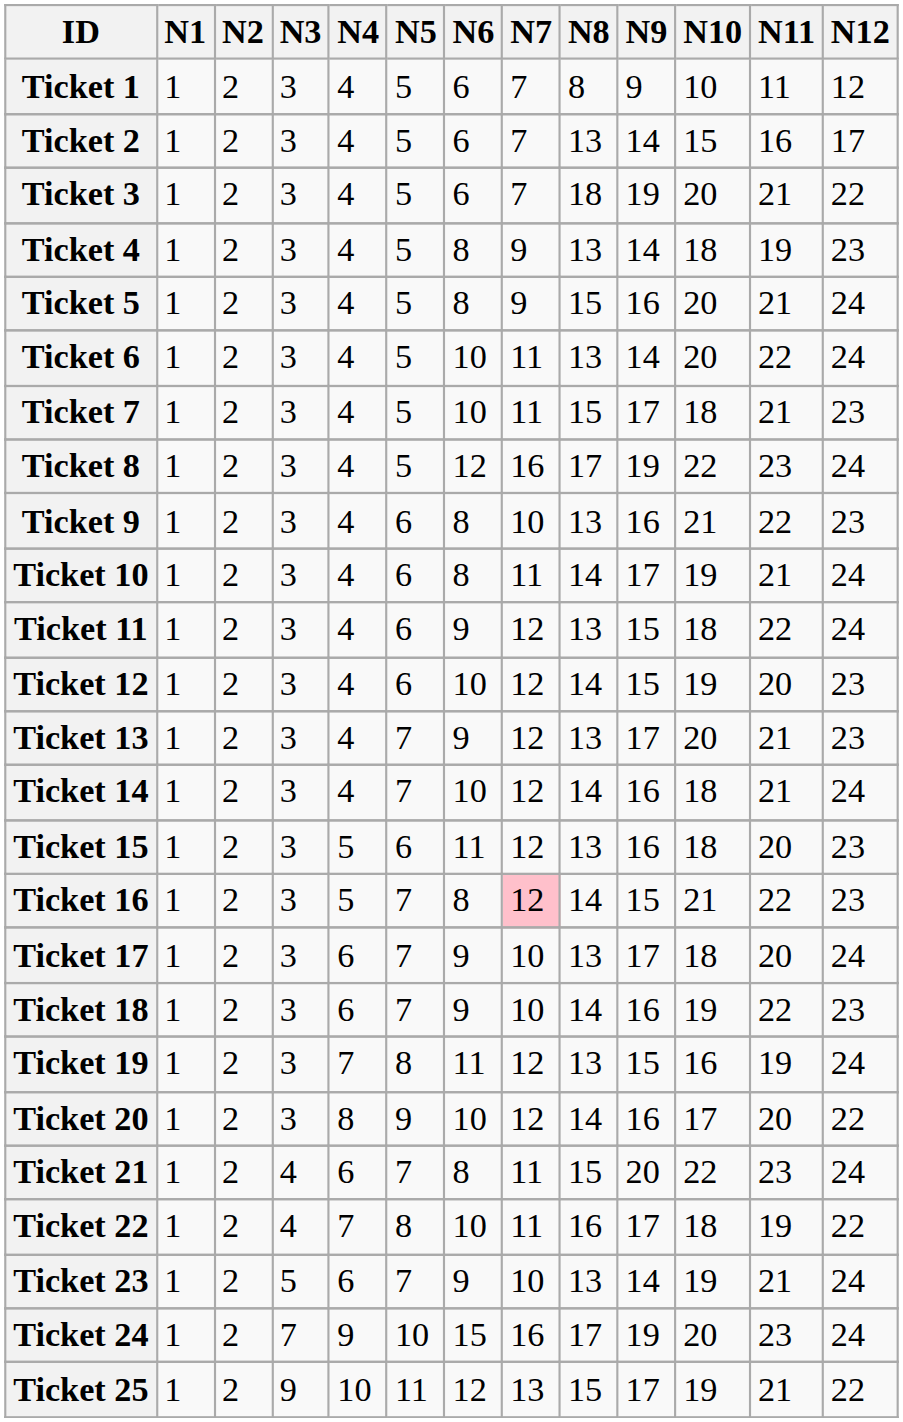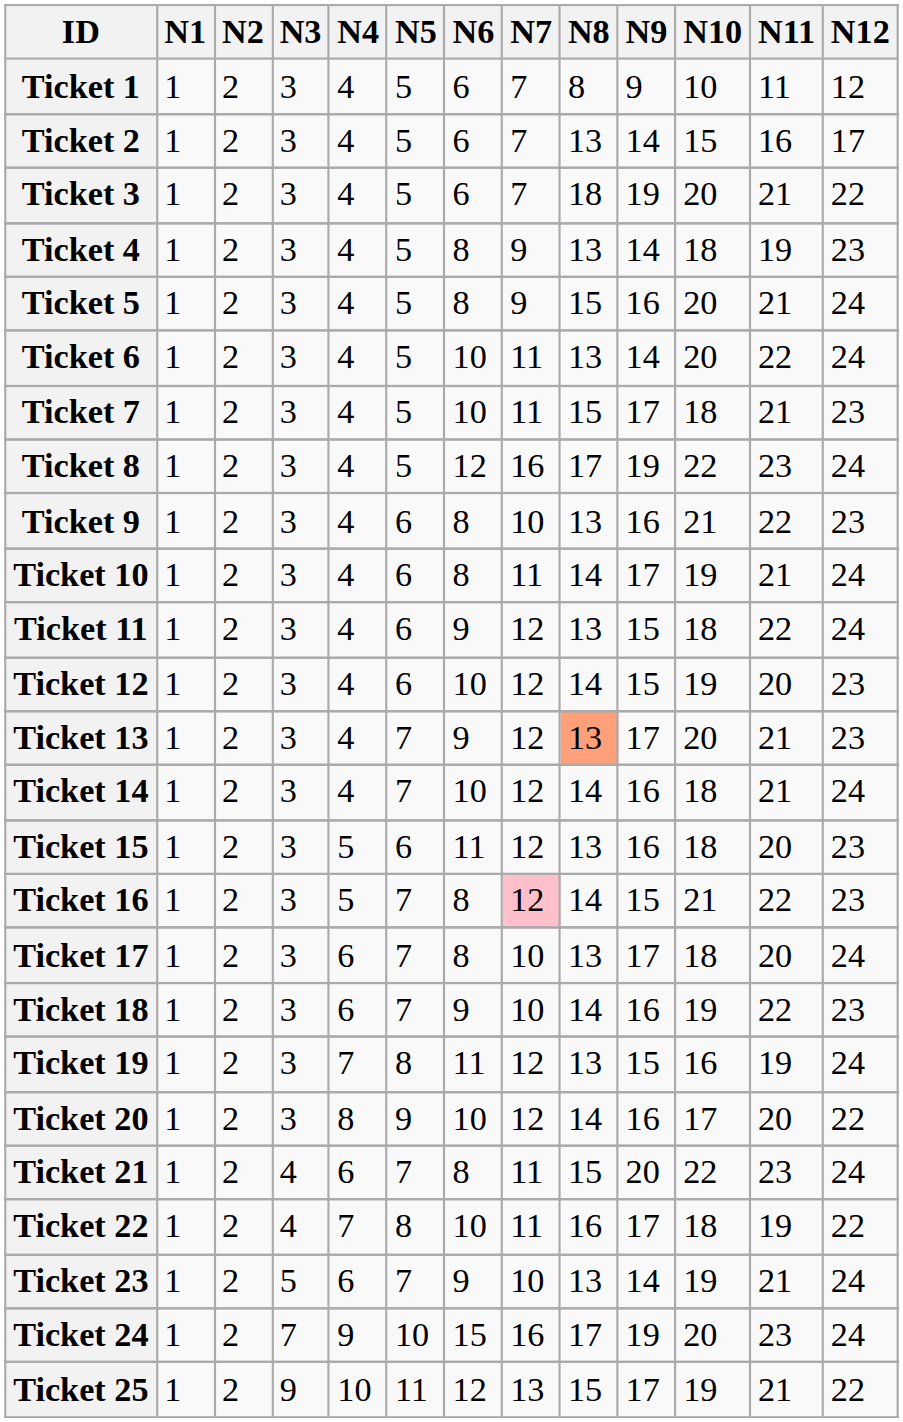(585, 737) no background -> (585, 737) lightsalmon background
(461, 954) 9 -> (461, 954) 8
